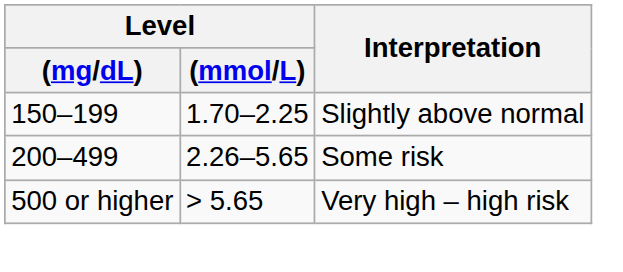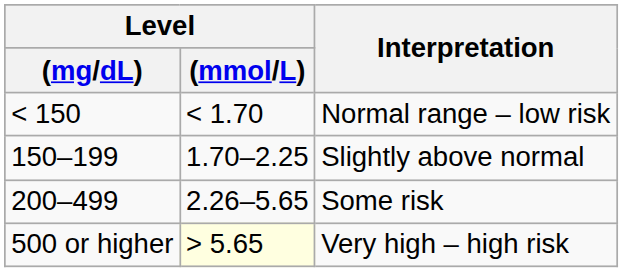+ row: (466, 113)
(225, 200) no background -> (225, 244) lightyellow background
